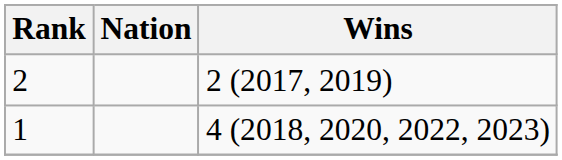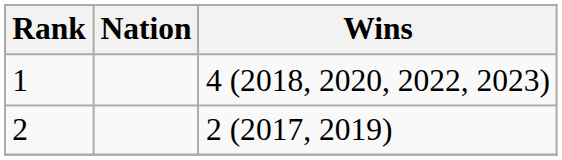rows swapped: (20, 129) <-> (20, 79)
